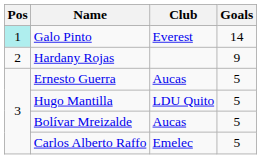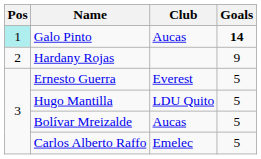(173, 36) Everest -> (169, 36) Aucas
(237, 36) normal -> (237, 36) bold
(169, 79) Aucas -> (173, 79) Everest
